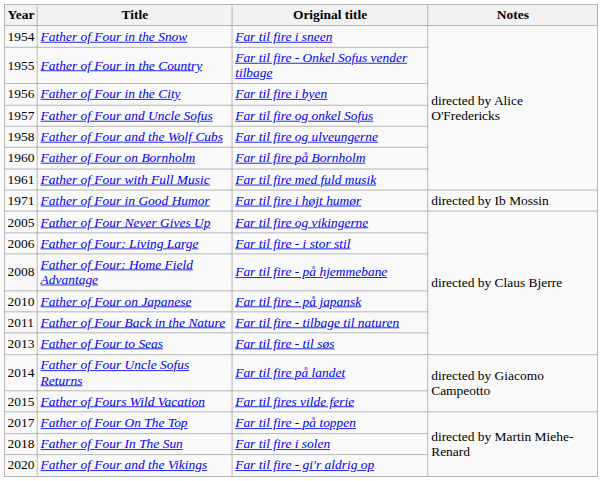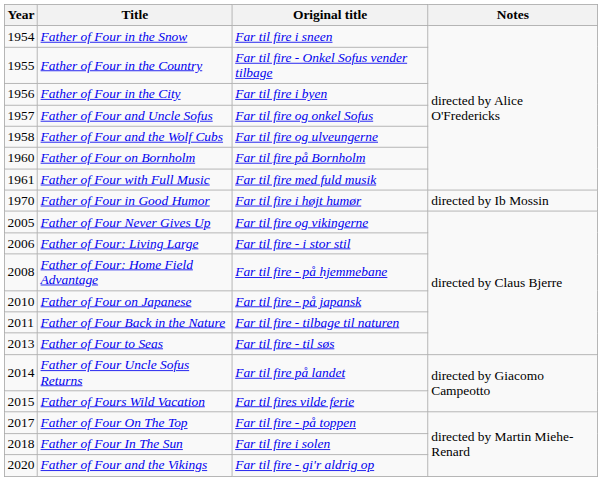(21, 200) 1971 -> (21, 200) 1970
